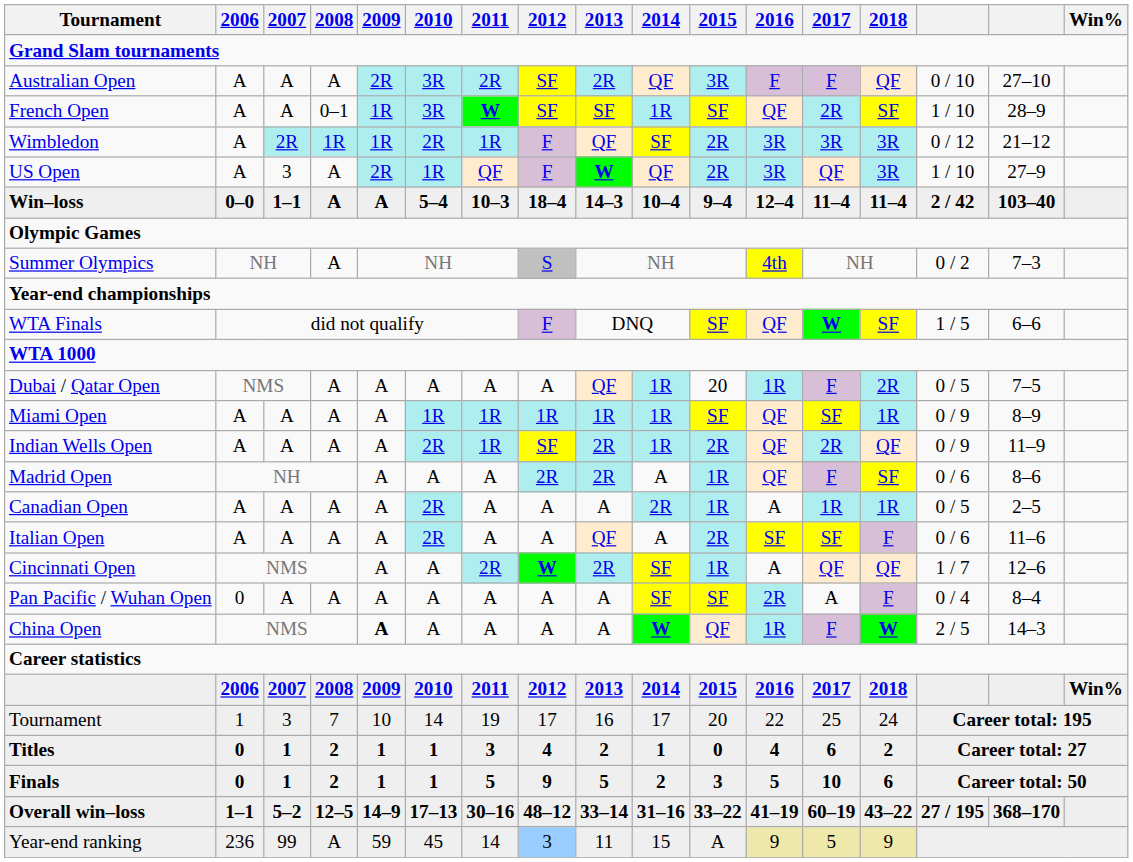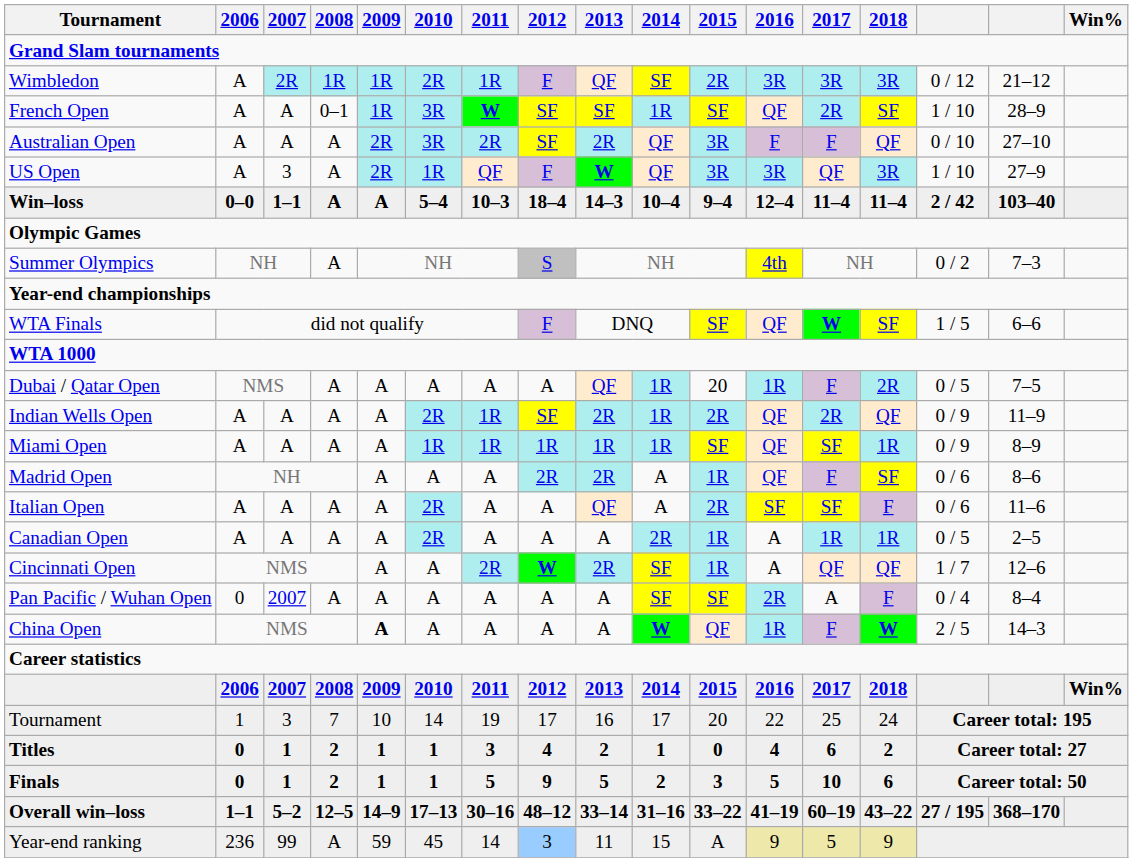rows swapped: (72, 80) <-> (54, 141)
(718, 171) 2R -> (718, 171) 3R
rows swapped: (81, 446) <-> (58, 415)
rows swapped: (57, 537) <-> (68, 506)
(287, 598) A -> (287, 598) 2007
